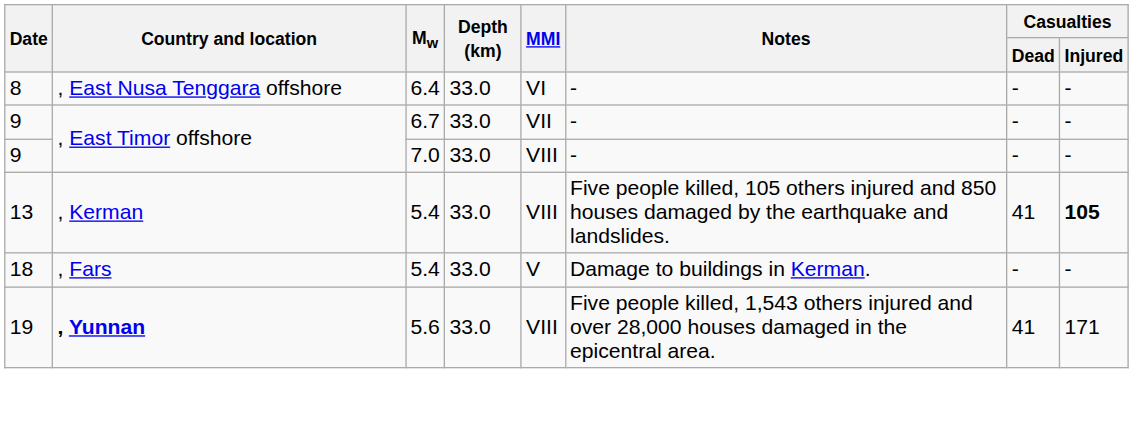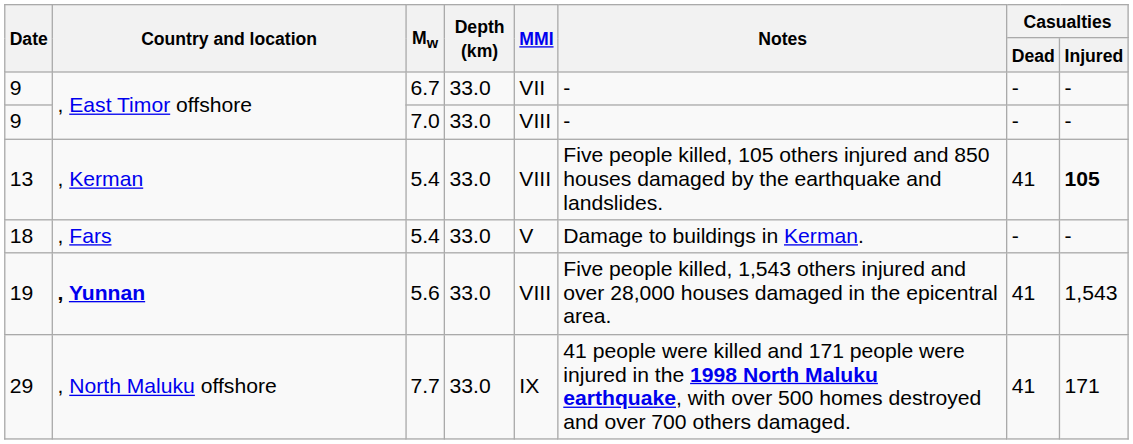- row: (16, 88)
(1082, 326) 171 -> (1091, 293) 1,543
+ row: (21, 386)
